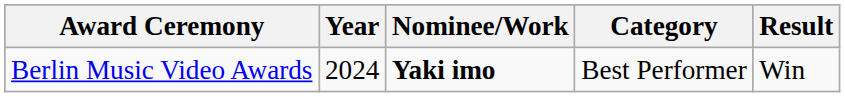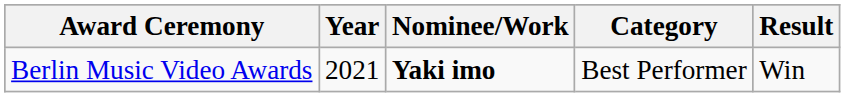(352, 69) 2024 -> (352, 69) 2021
